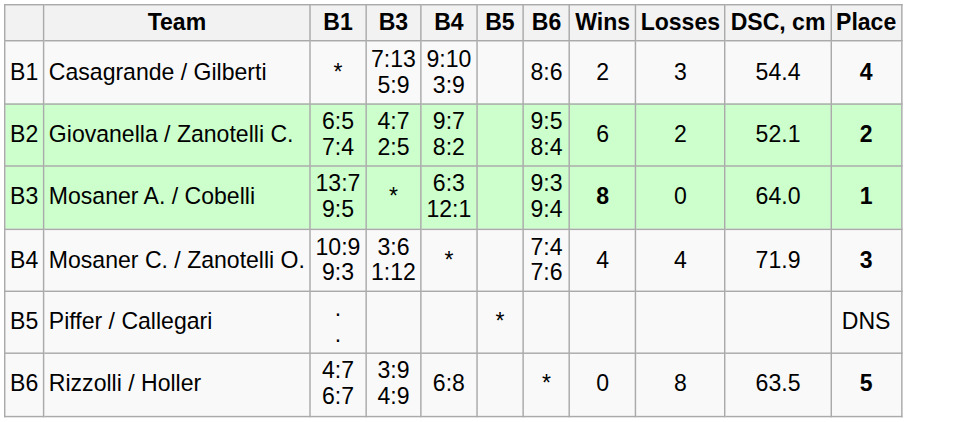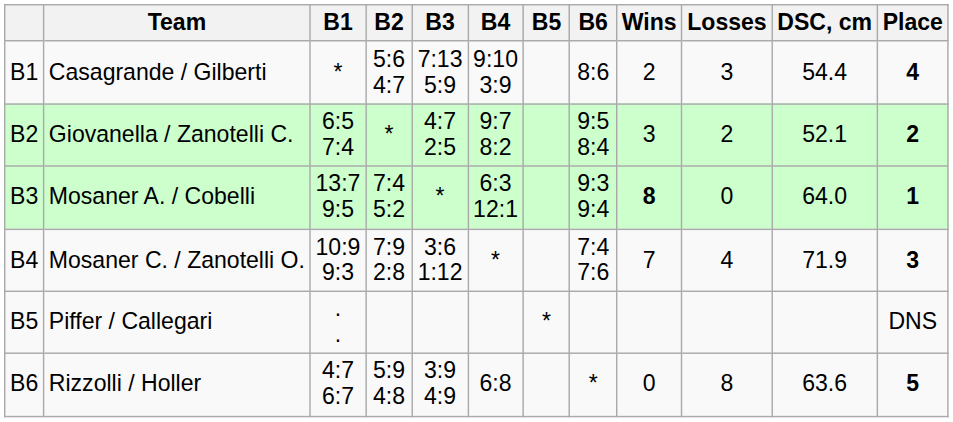+ column: (389, 22)
(603, 134) 6 -> (649, 134) 3
(603, 259) 4 -> (649, 259) 7
(778, 384) 63.5 -> (825, 384) 63.6
